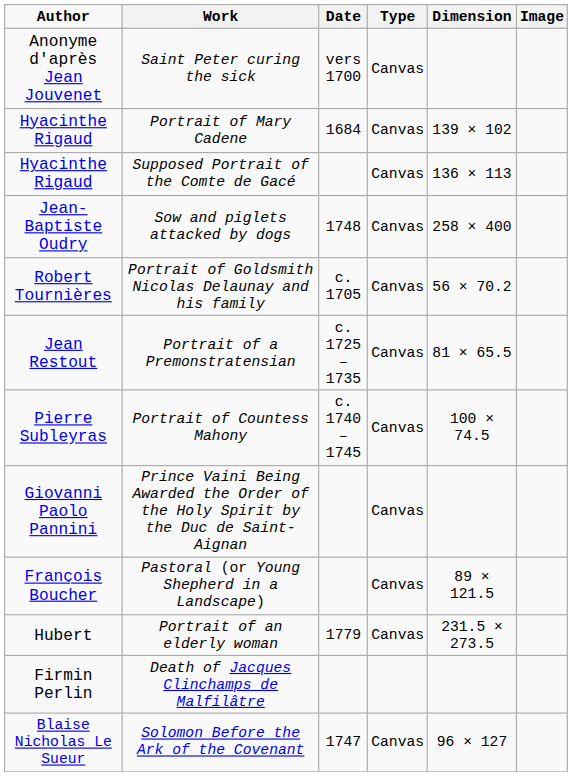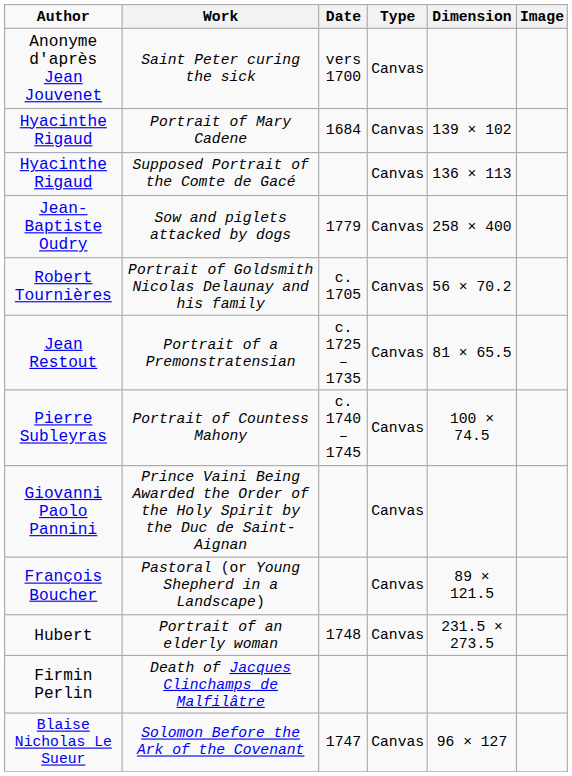(343, 227) 1748 -> (343, 227) 1779
(343, 635) 1779 -> (343, 635) 1748
